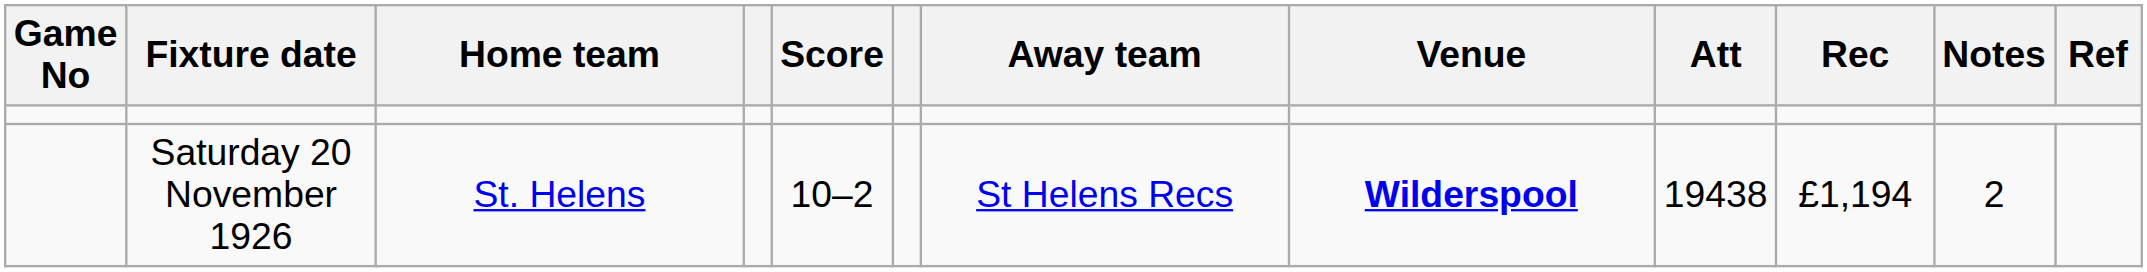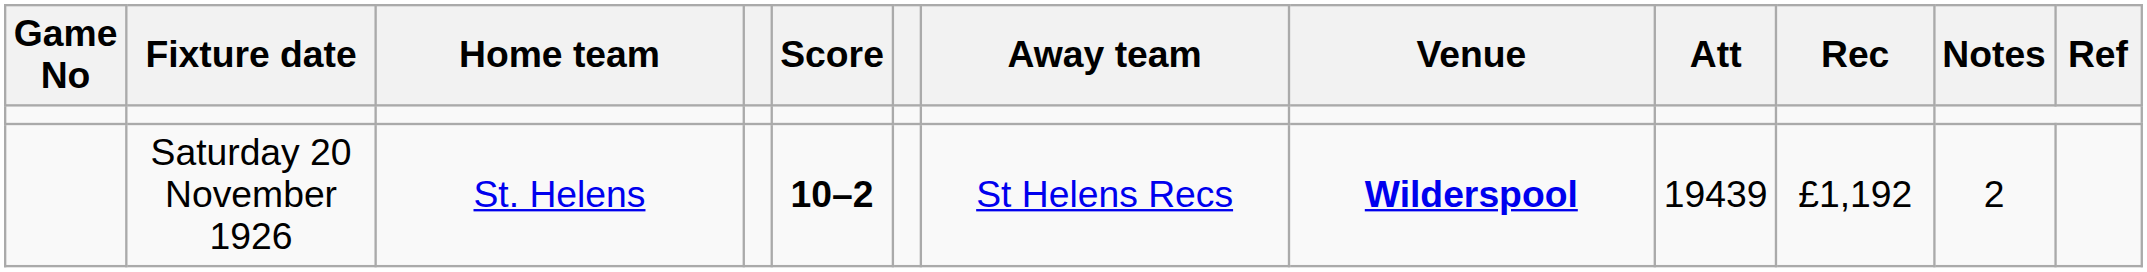(832, 194) normal -> (832, 194) bold
(1716, 194) 19438 -> (1716, 194) 19439
(1855, 194) £1,194 -> (1855, 194) £1,192
